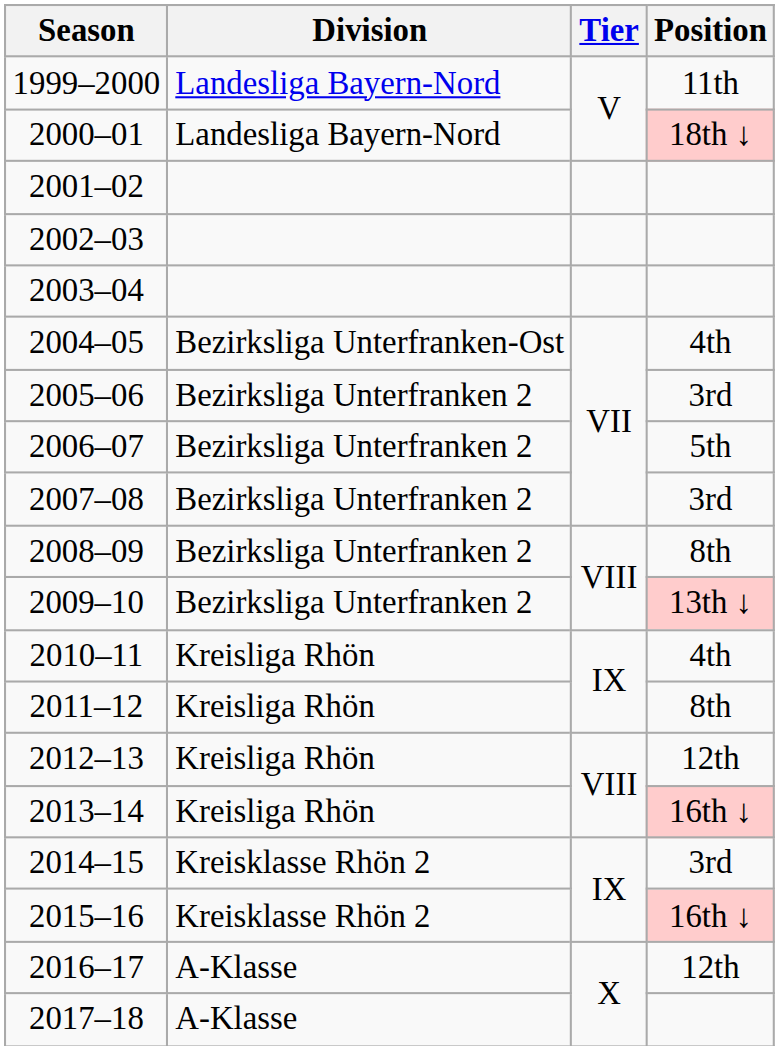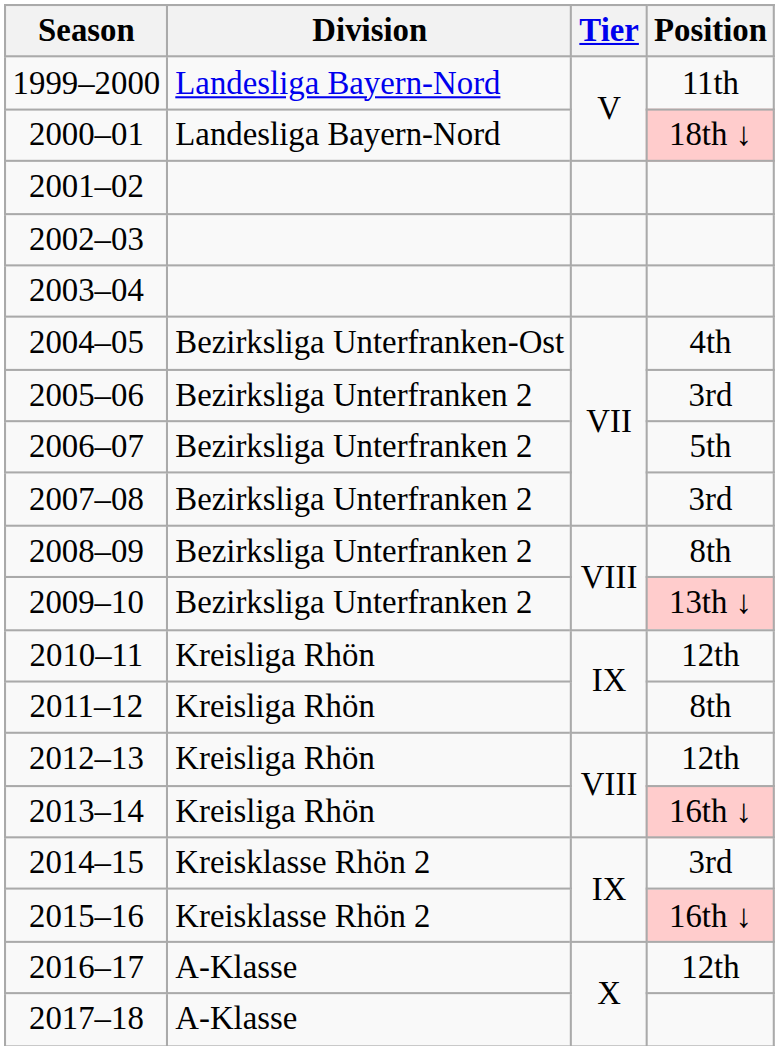(710, 654) 4th -> (710, 654) 12th
